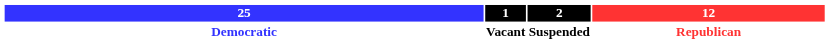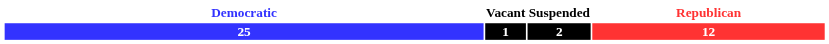rows swapped: (244, 13) <-> (244, 31)
